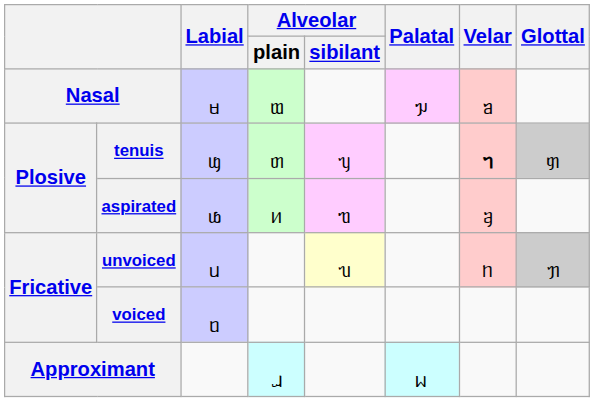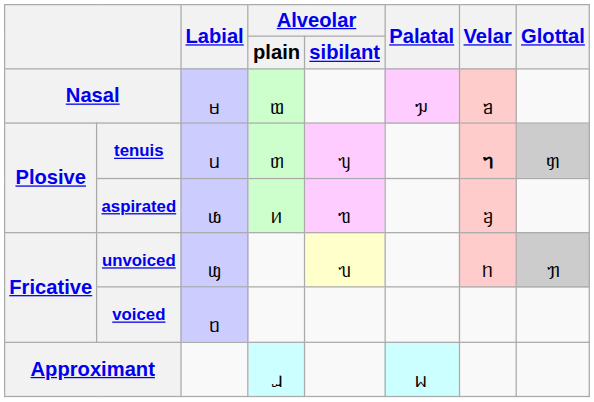(215, 161) ᥜ -> (215, 161) ᥙ
(215, 271) ᥙ -> (215, 271) ᥜ
